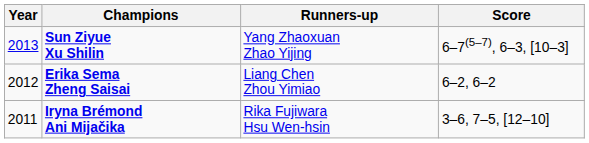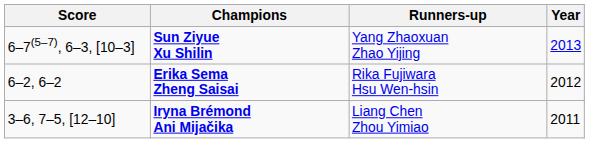columns swapped: (23, 16) <-> (511, 16)
(282, 83) Liang Chen Zhou Yimiao -> (395, 83) Rika Fujiwara Hsu Wen-hsin
(287, 120) Rika Fujiwara Hsu Wen-hsin -> (390, 120) Liang Chen Zhou Yimiao
